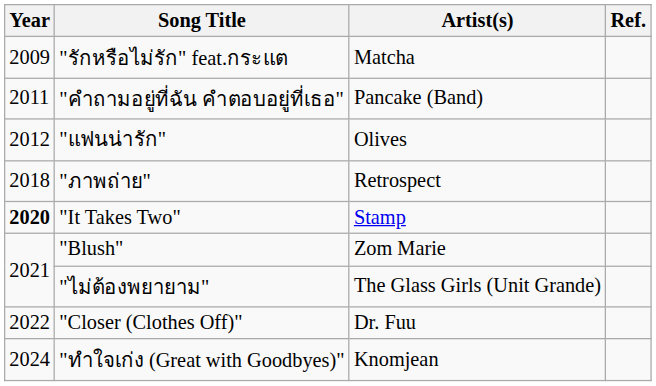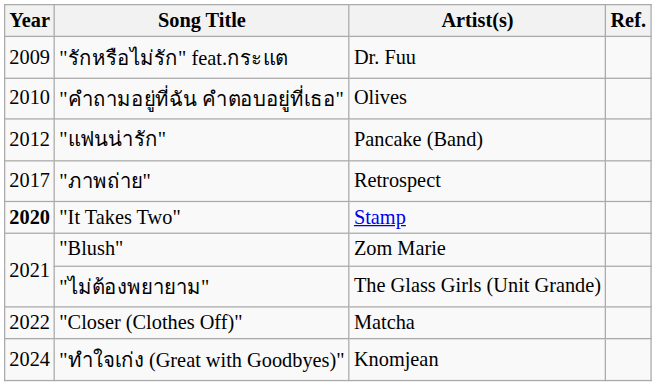(384, 57) Matcha -> (385, 57) Dr. Fuu
(29, 98) 2011 -> (30, 98) 2010
(419, 98) Pancake (Band) -> (380, 98) Olives
(380, 139) Olives -> (419, 139) Pancake (Band)
(30, 180) 2018 -> (30, 180) 2017
(385, 322) Dr. Fuu -> (384, 322) Matcha
